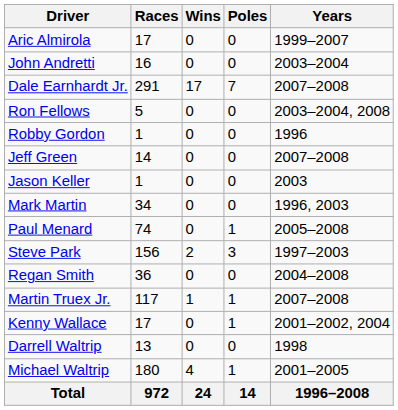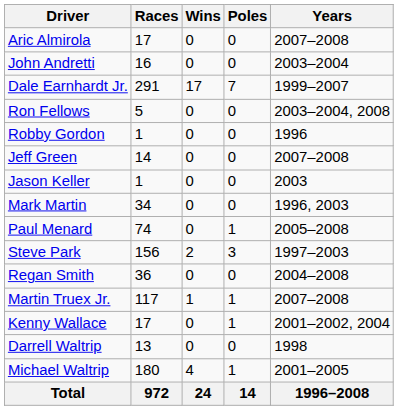(311, 39) 1999–2007 -> (311, 39) 2007–2008
(311, 87) 2007–2008 -> (311, 87) 1999–2007
